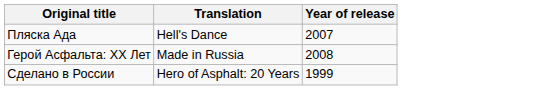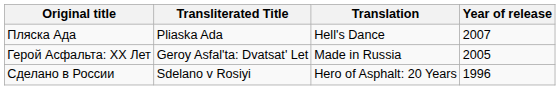+ column: (233, 14)
(319, 54) 2008 -> (477, 54) 2005
(319, 74) 1999 -> (477, 74) 1996
